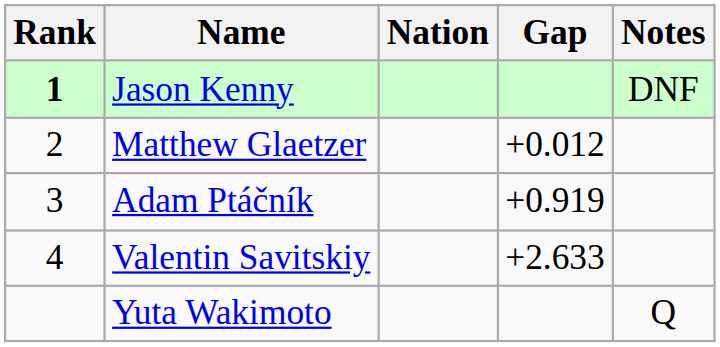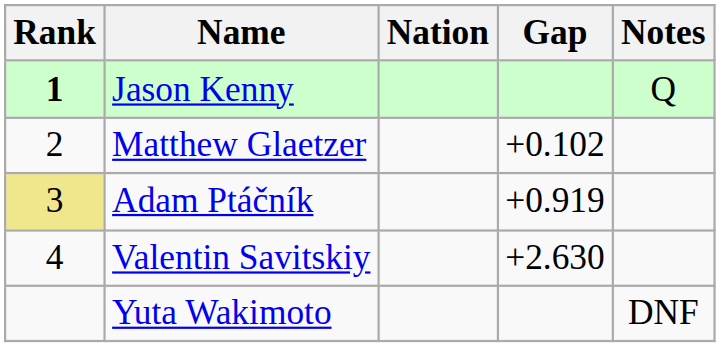(663, 88) DNF -> (663, 88) Q
(555, 144) +0.012 -> (555, 144) +0.102
(55, 200) no background -> (55, 200) khaki background
(555, 256) +2.633 -> (555, 256) +2.630
(663, 312) Q -> (663, 312) DNF
